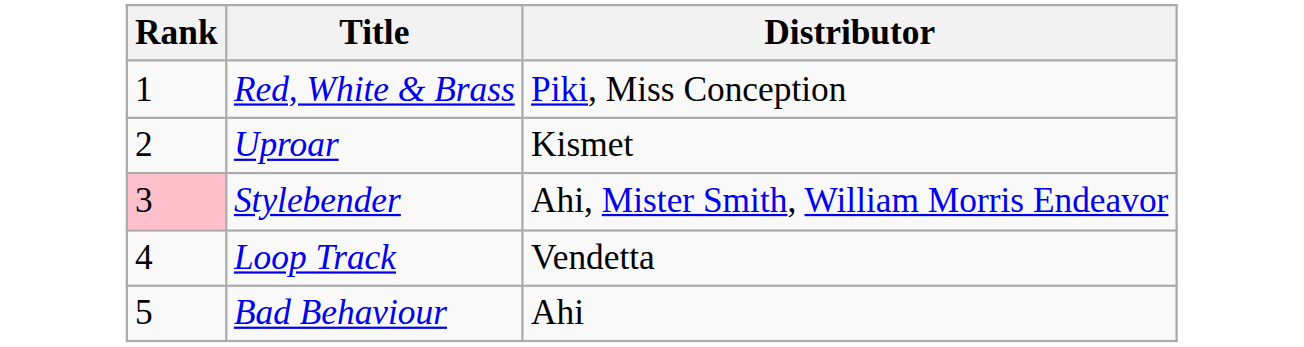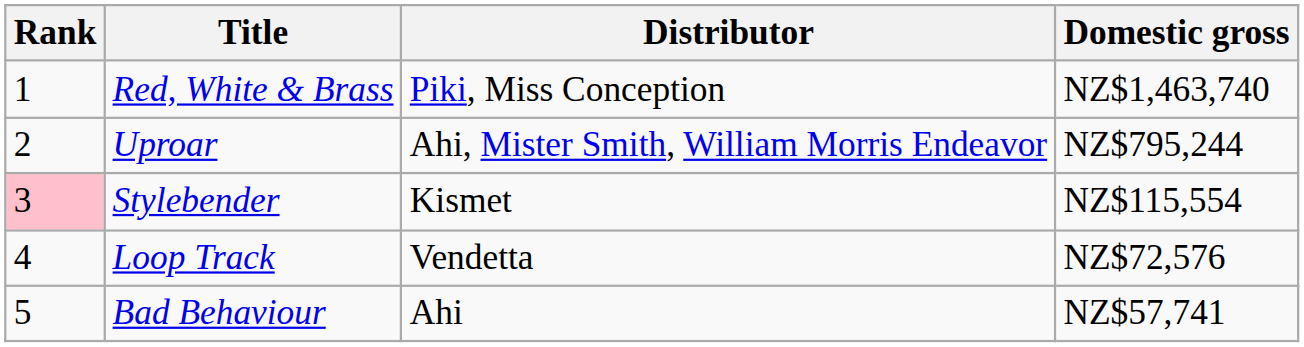+ column: (1177, 32)
(582, 144) Kismet -> (728, 144) Ahi, Mister Smith, William Morris Endeavor
(850, 200) Ahi, Mister Smith, William Morris Endeavor -> (461, 200) Kismet
